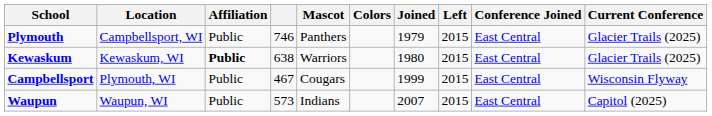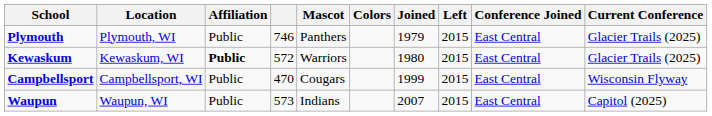(151, 36) Campbellsport, WI -> (138, 36) Plymouth, WI
(284, 57) 638 -> (284, 57) 572
(138, 79) Plymouth, WI -> (151, 79) Campbellsport, WI
(284, 79) 467 -> (284, 79) 470
